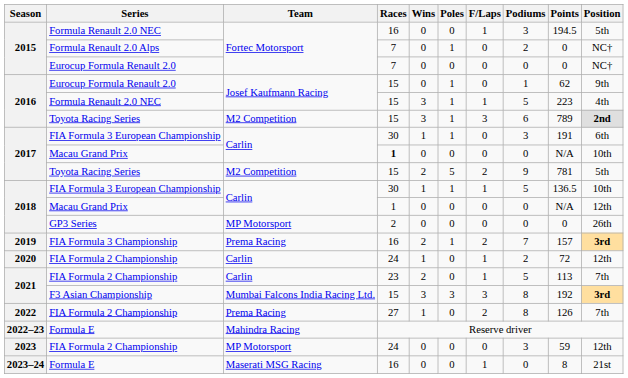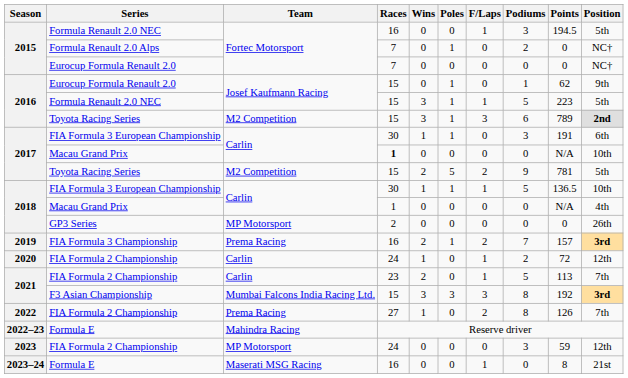(602, 101) 4th -> (602, 101) 5th
(602, 207) 12th -> (602, 207) 4th
